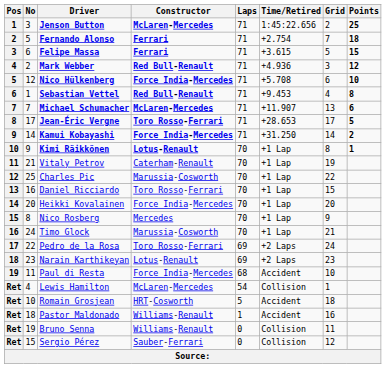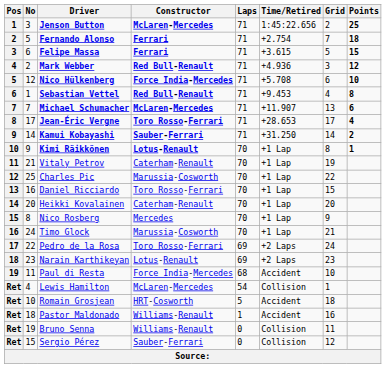(352, 122) 5 -> (352, 122) 4
(183, 136) Force India-Mercedes -> (168, 136) Sauber-Ferrari
(183, 205) Force India-Mercedes -> (173, 205) Caterham-Renault
